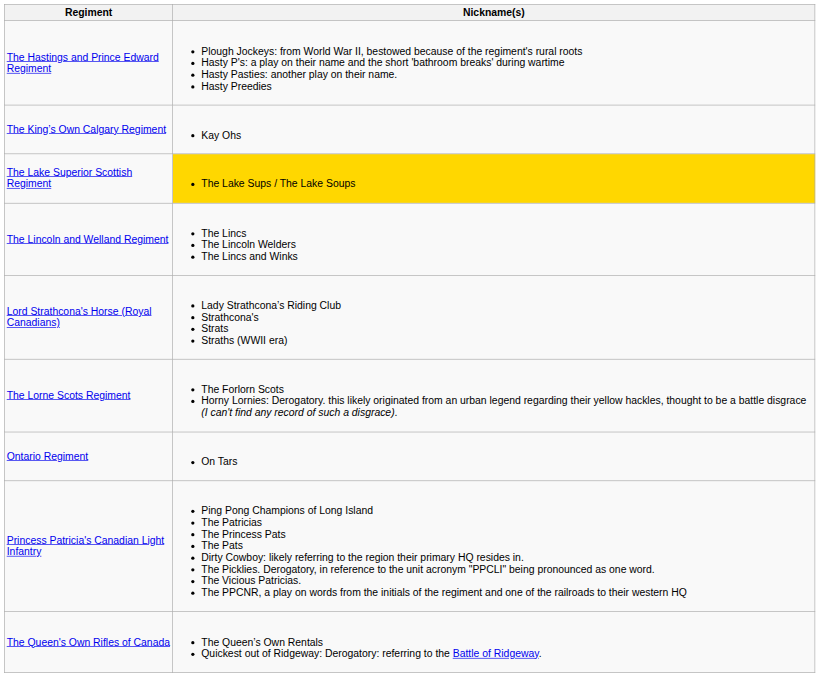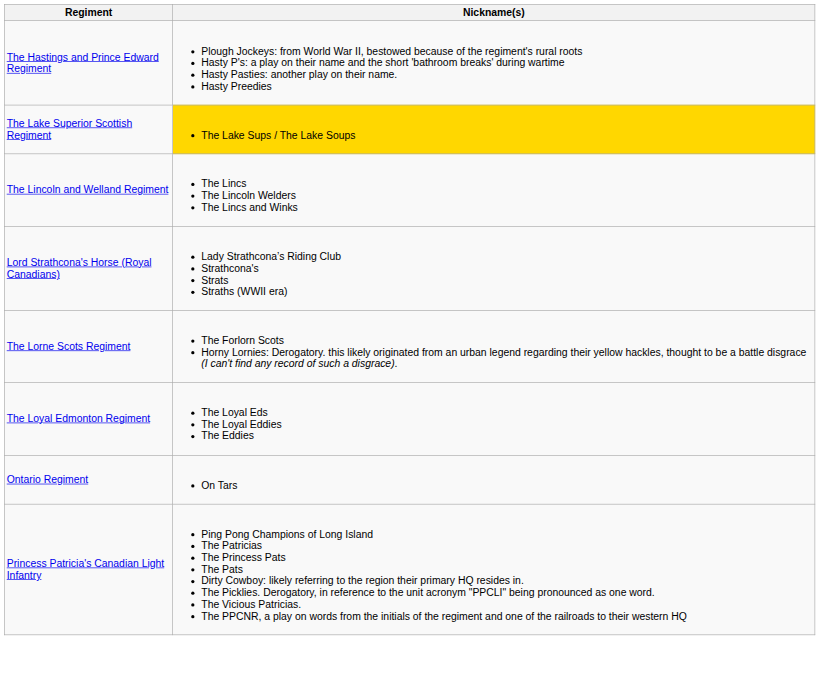- row: (86, 129)
+ row: (78, 419)
- row: (88, 642)
